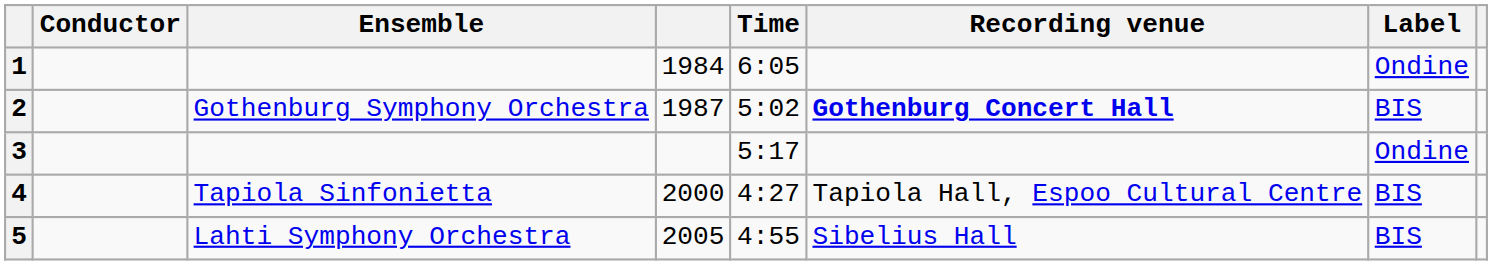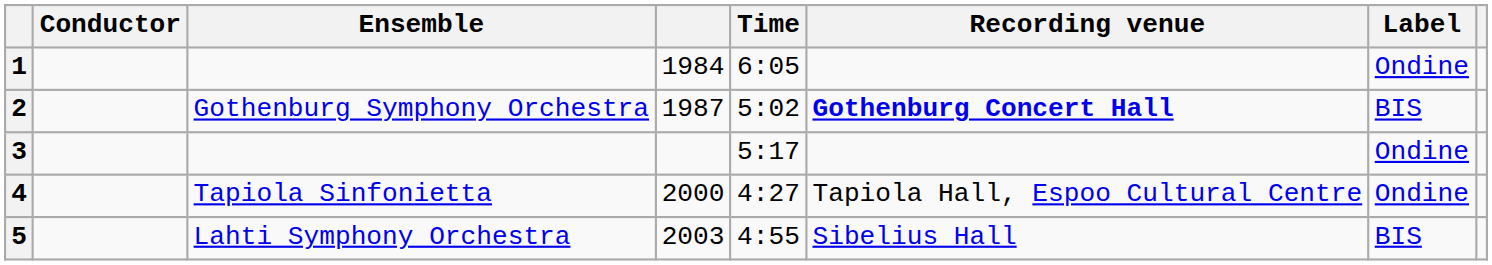(1398, 196) BIS -> (1422, 196) Ondine
(693, 238) 2005 -> (693, 238) 2003
